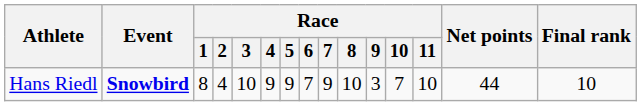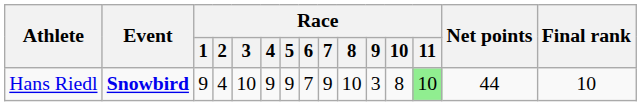(203, 84) 8 -> (203, 84) 9
(399, 84) 7 -> (399, 84) 8
(427, 84) no background -> (427, 84) lightgreen background
